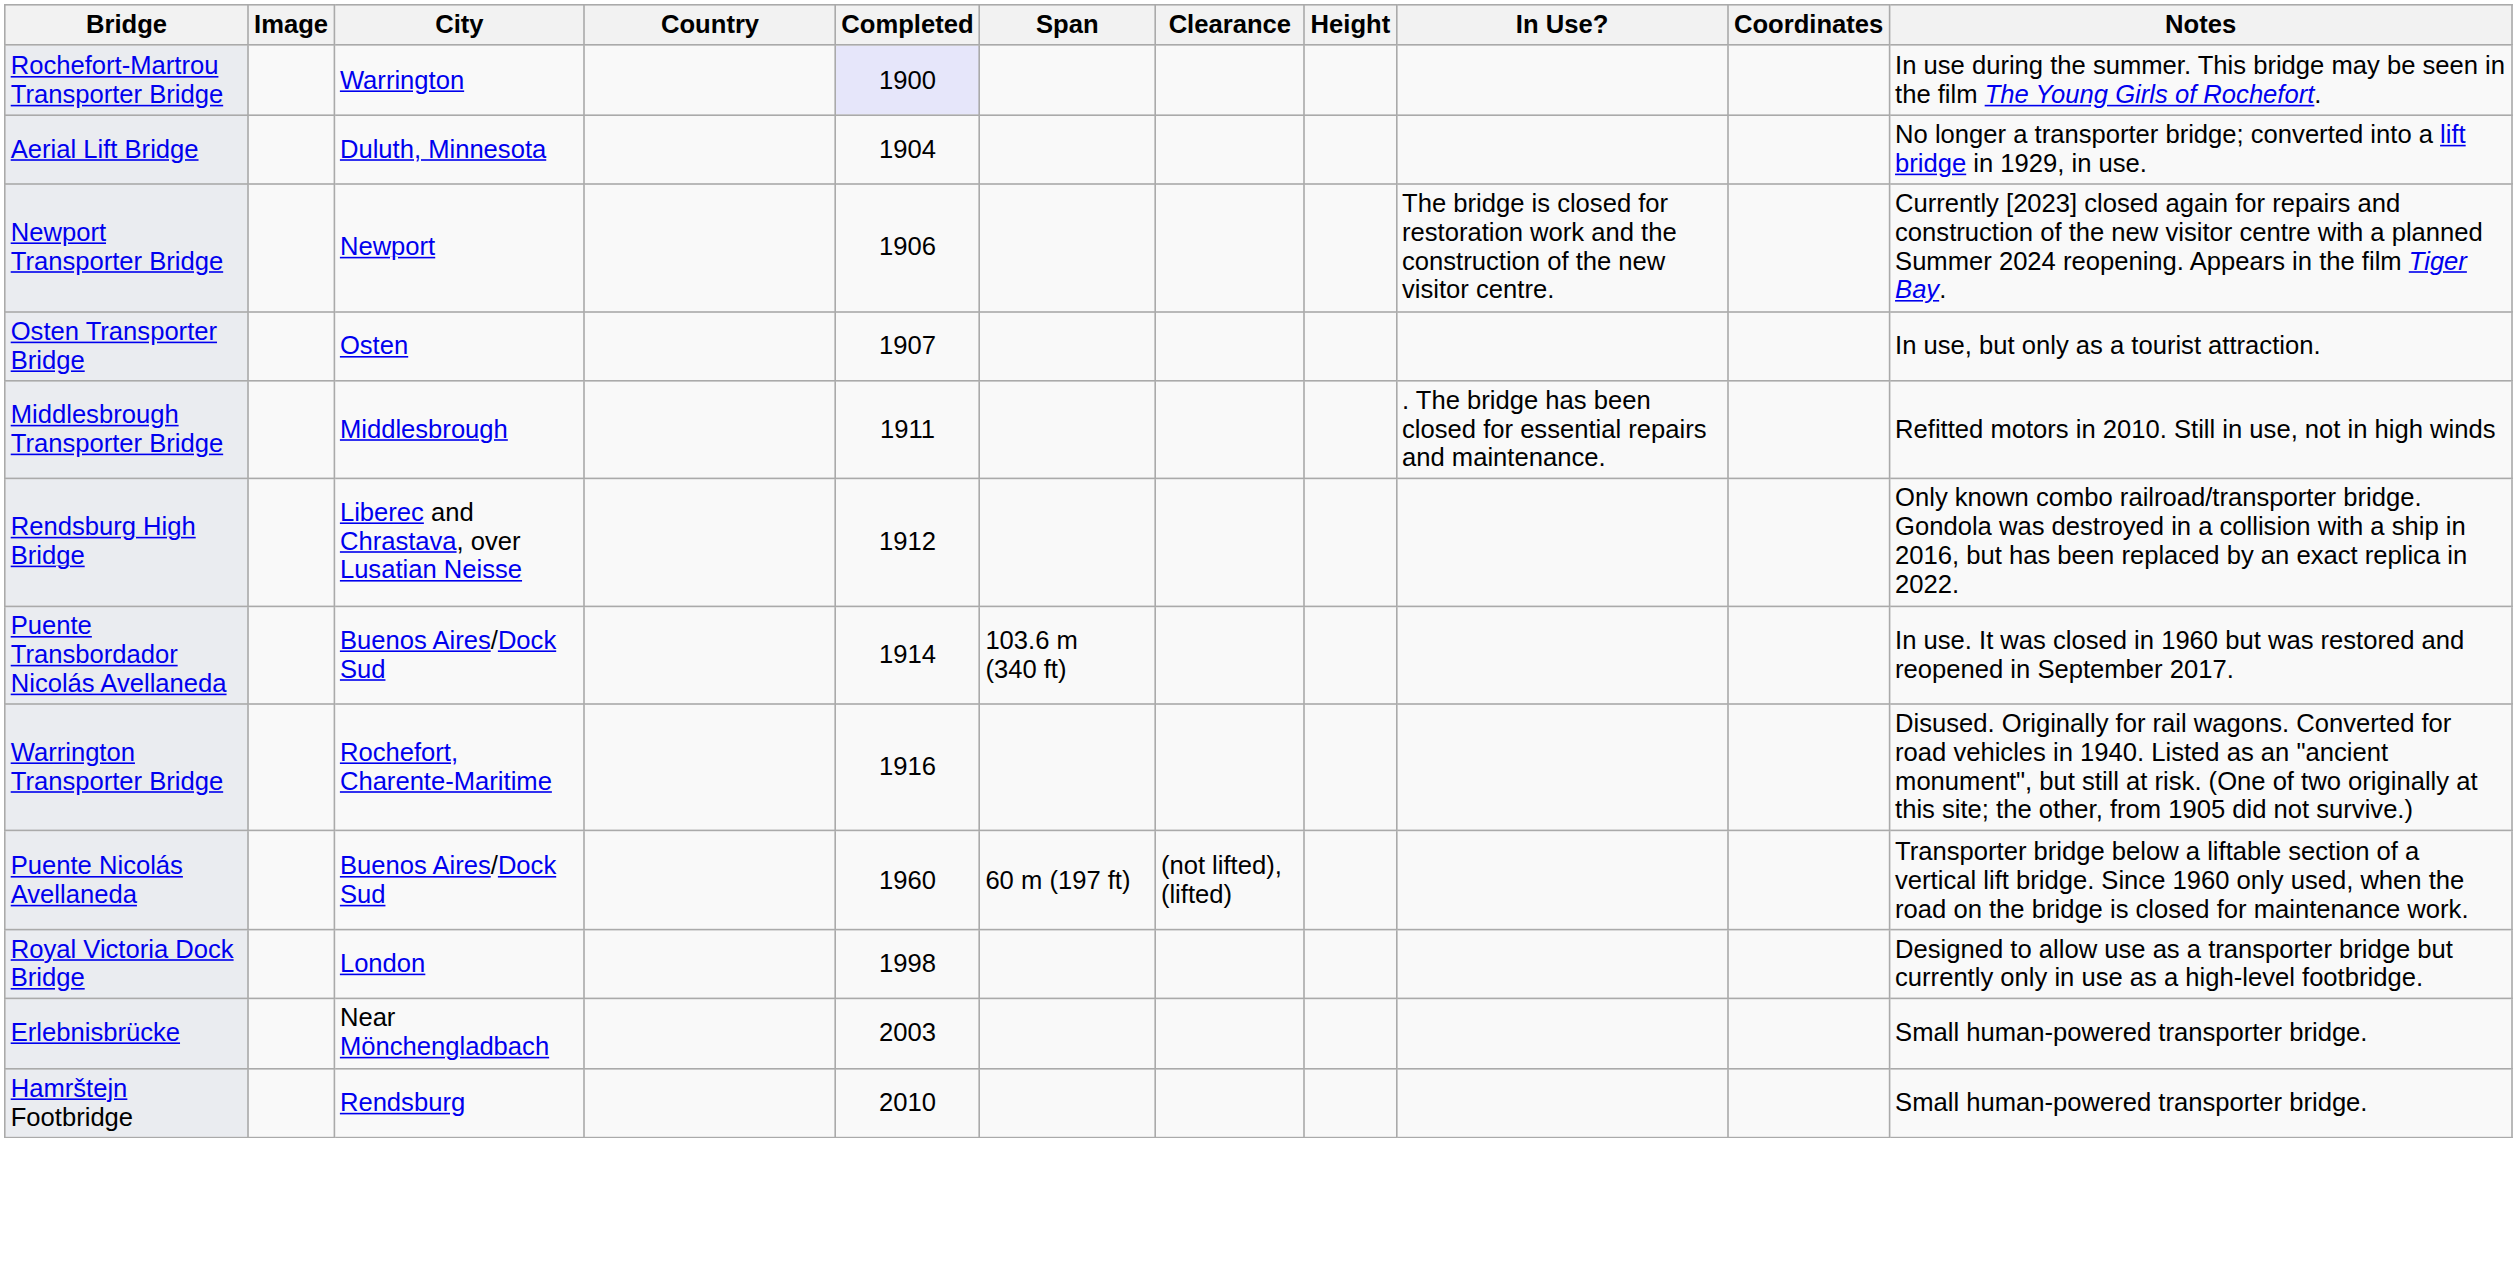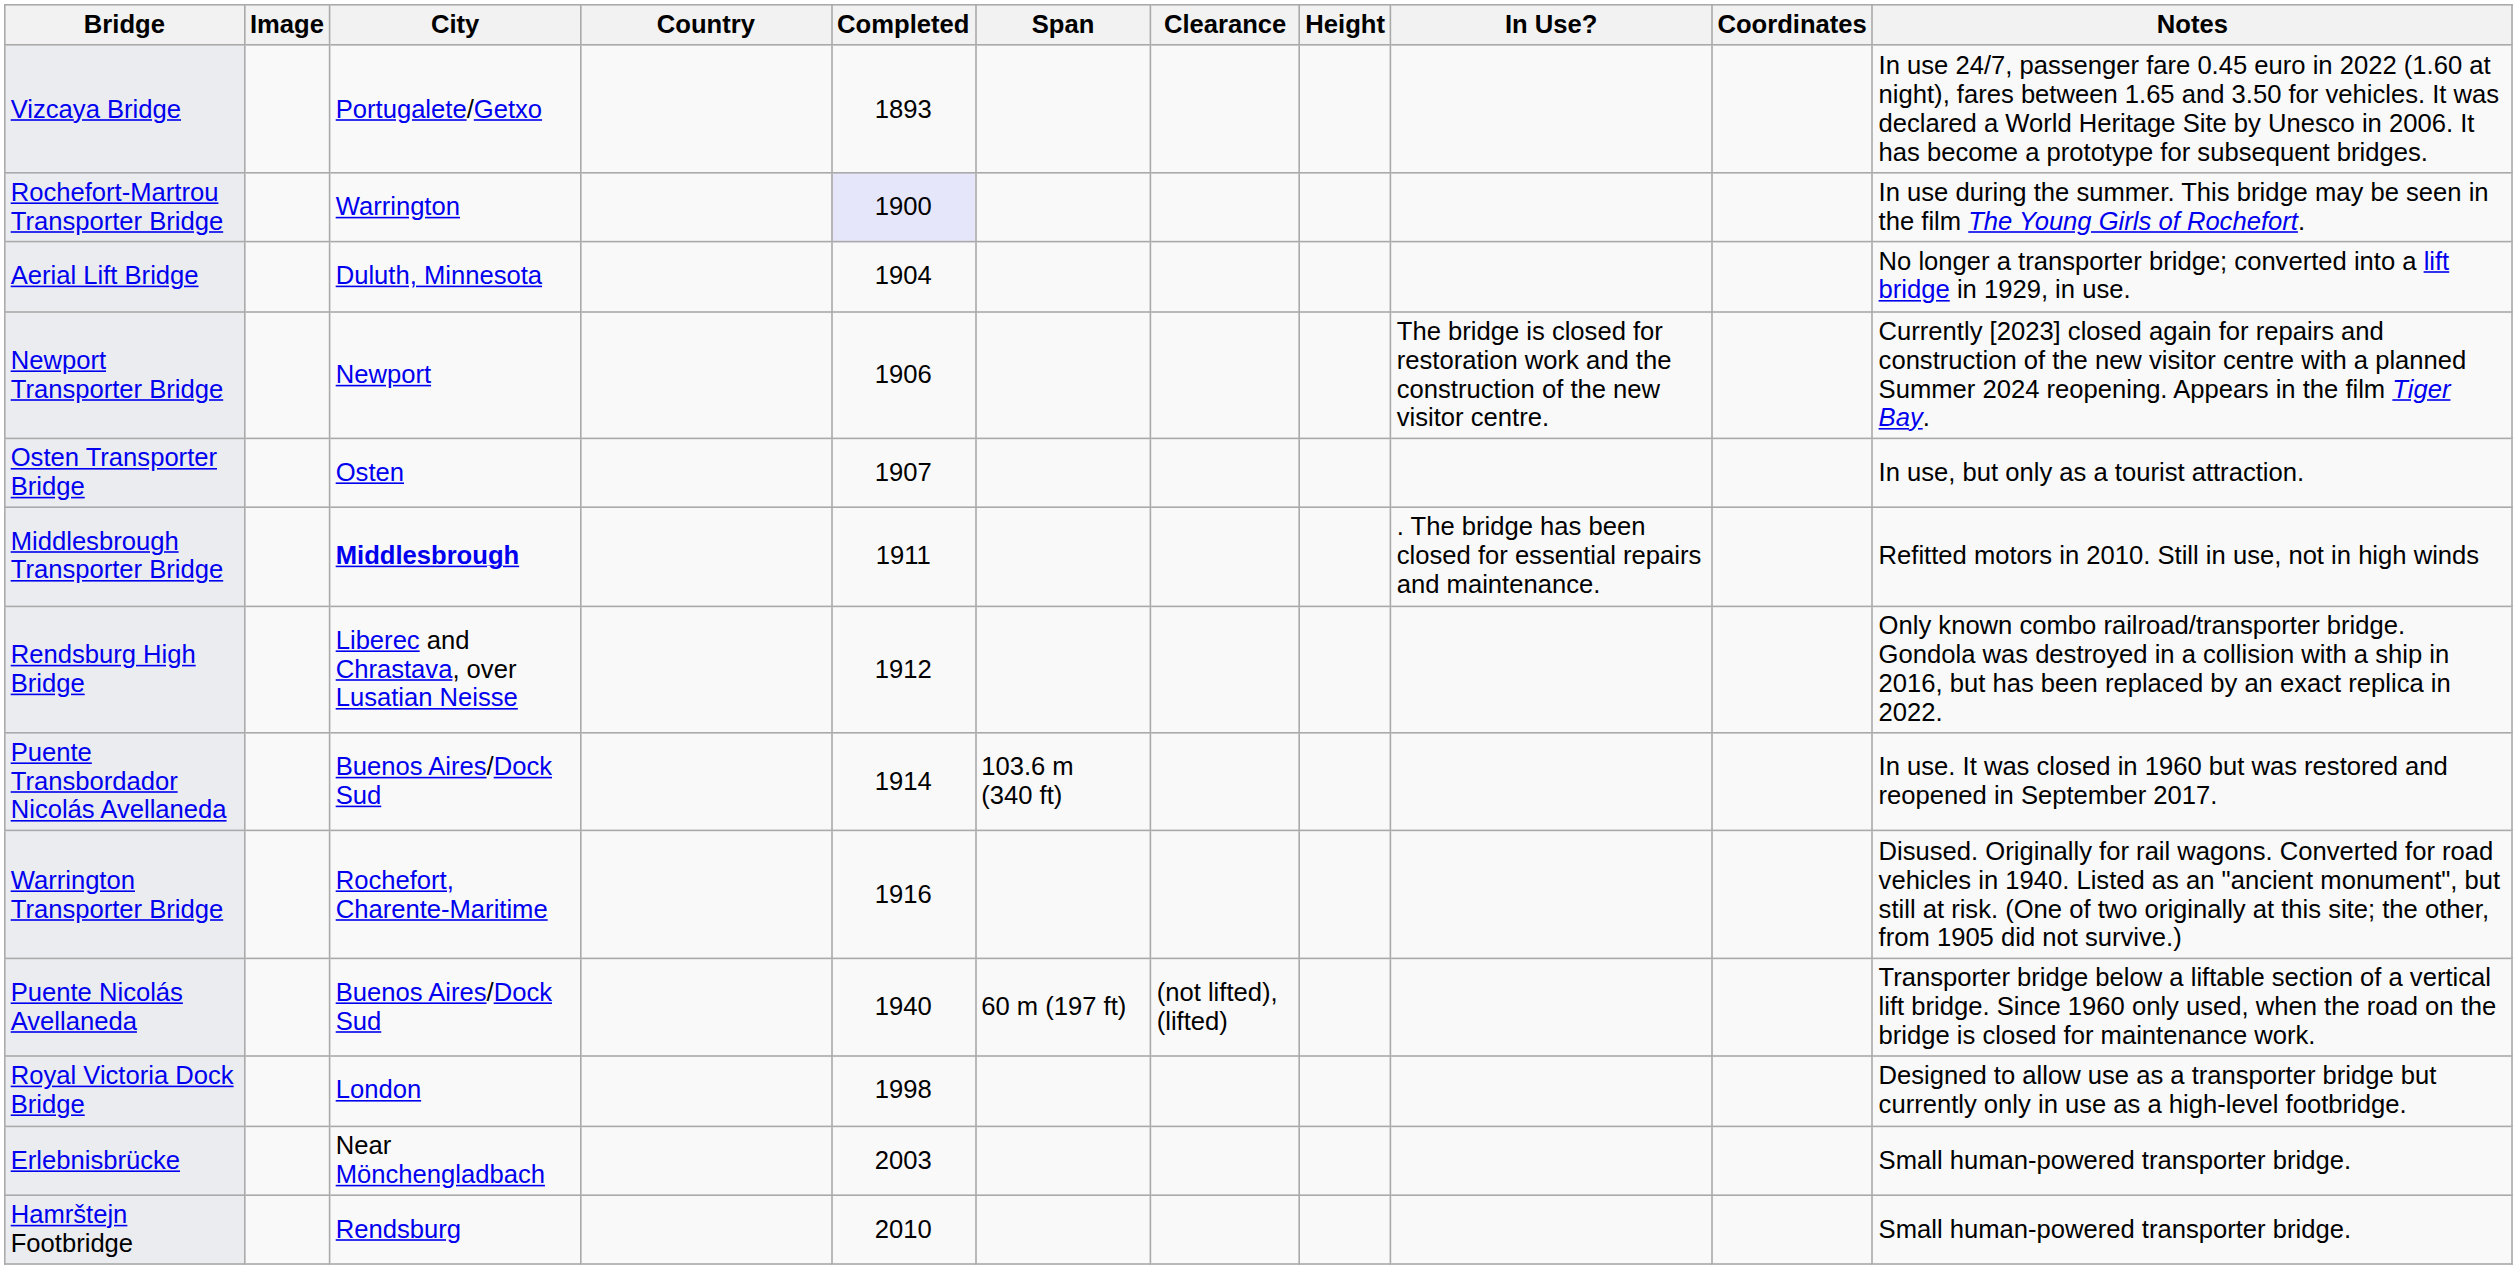+ row: (96, 108)
(424, 429) normal -> (427, 556) bold
(907, 879) 1960 -> (903, 1006) 1940
